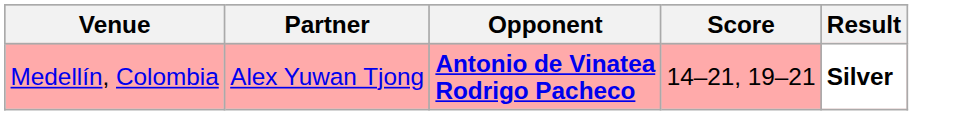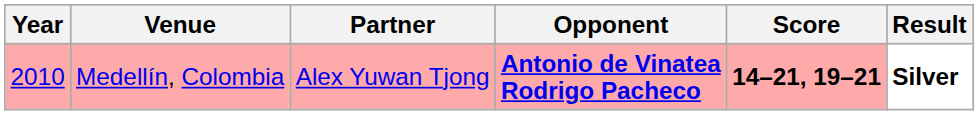+ column: (38, 24)
(741, 76) normal -> (807, 76) bold
